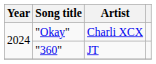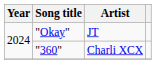(115, 31) Charli XCX -> (93, 31) JT
(93, 50) JT -> (115, 50) Charli XCX
